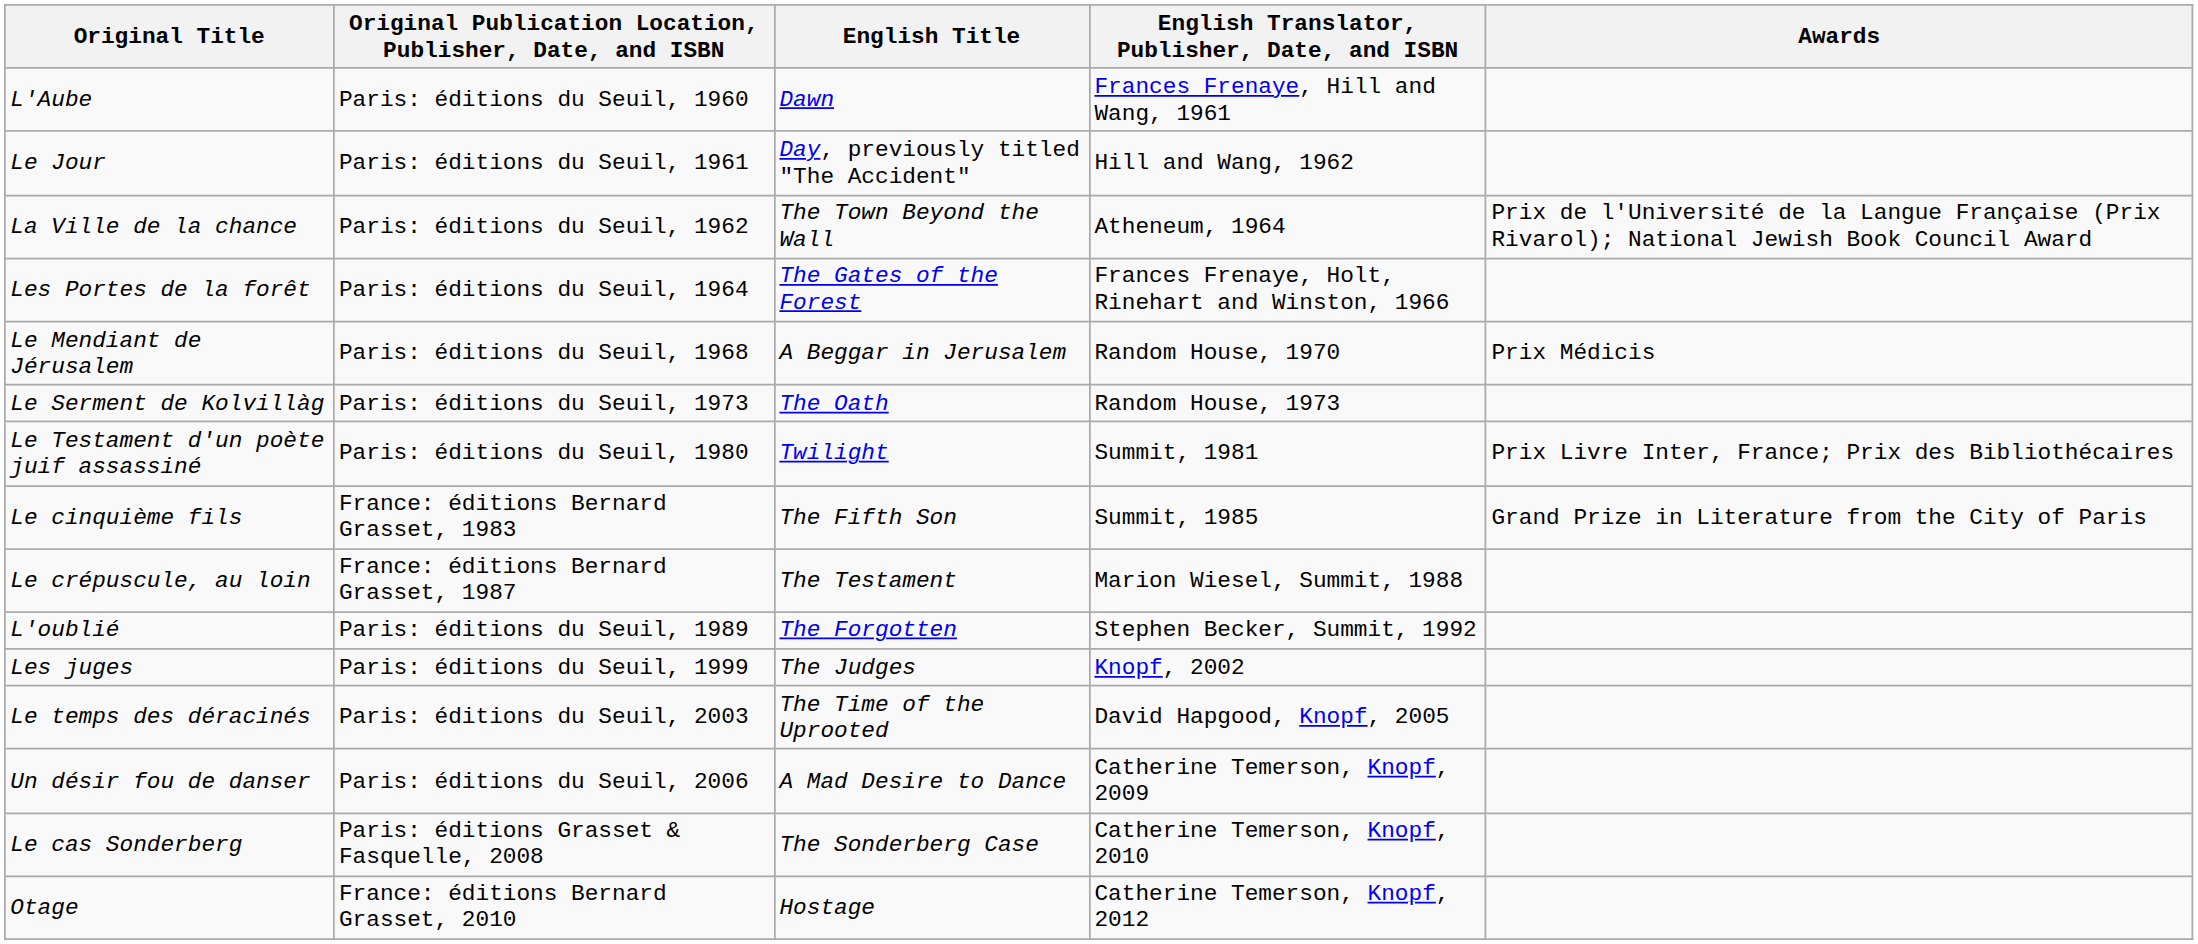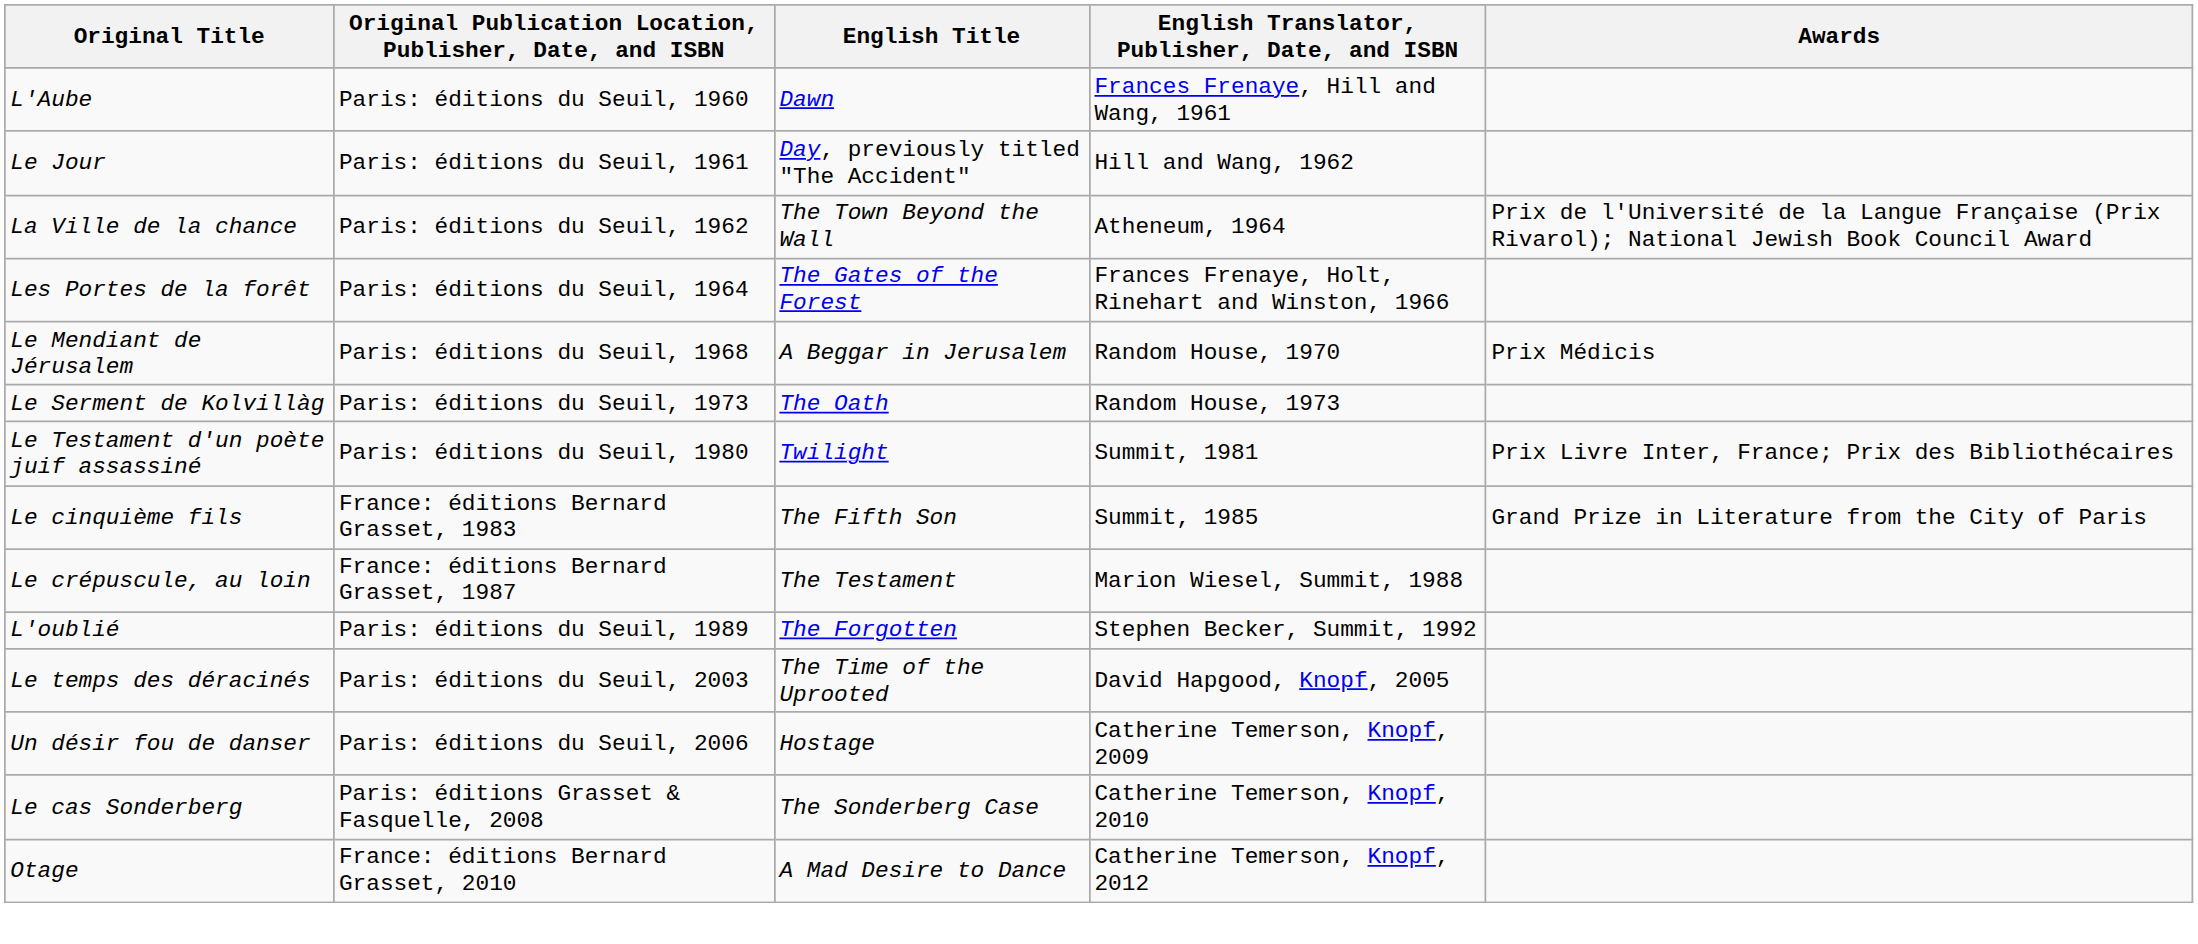- row: (72, 668)
(923, 781) A Mad Desire to Dance -> (827, 744) Hostage
(827, 908) Hostage -> (923, 871) A Mad Desire to Dance
